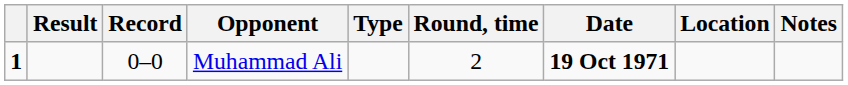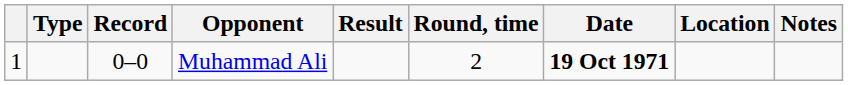columns swapped: (65, 23) <-> (378, 23)
(16, 60) bold -> (16, 60) normal
